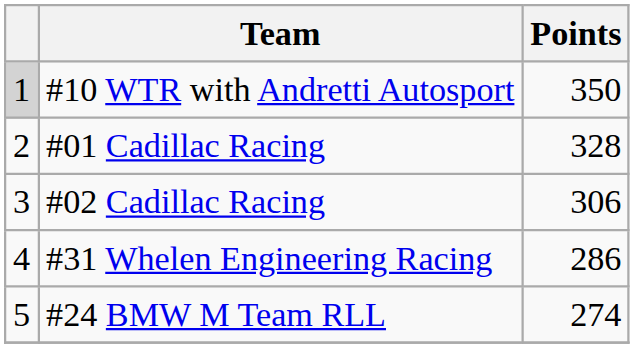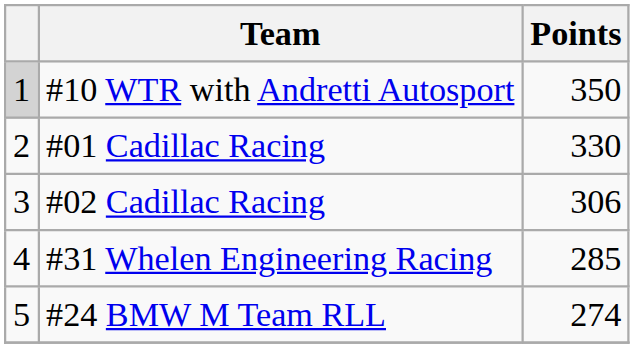(596, 145) 328 -> (596, 145) 330
(596, 258) 286 -> (596, 258) 285
